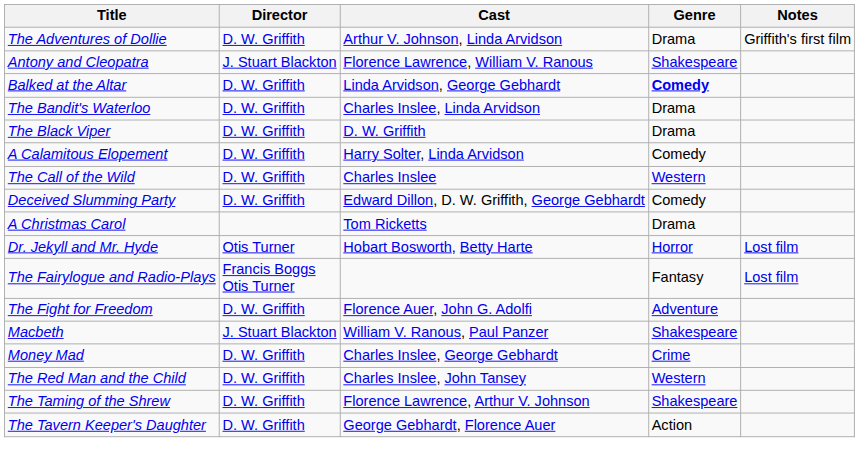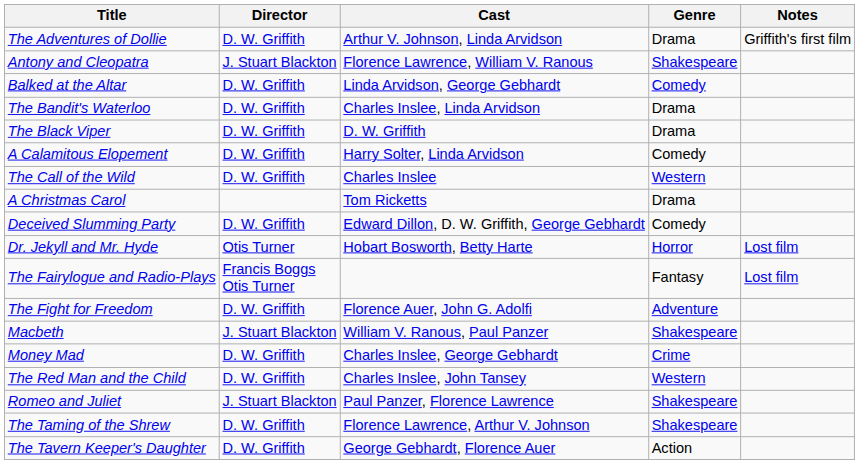(680, 85) bold -> (679, 85) normal
rows swapped: (67, 223) <-> (92, 200)
+ row: (64, 401)
